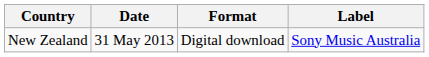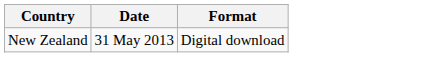- column: (356, 16)
